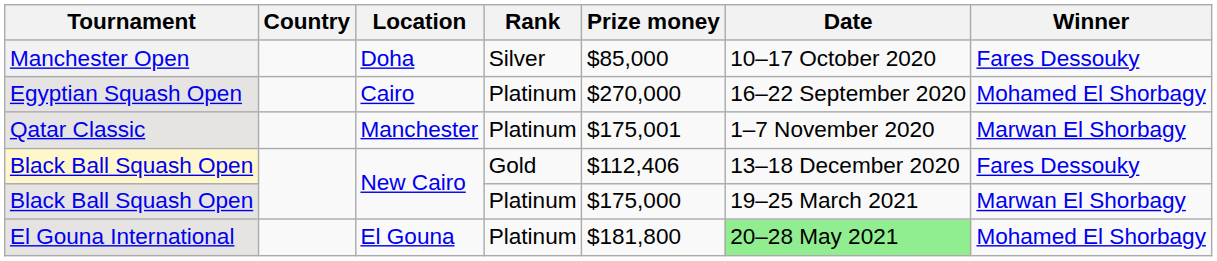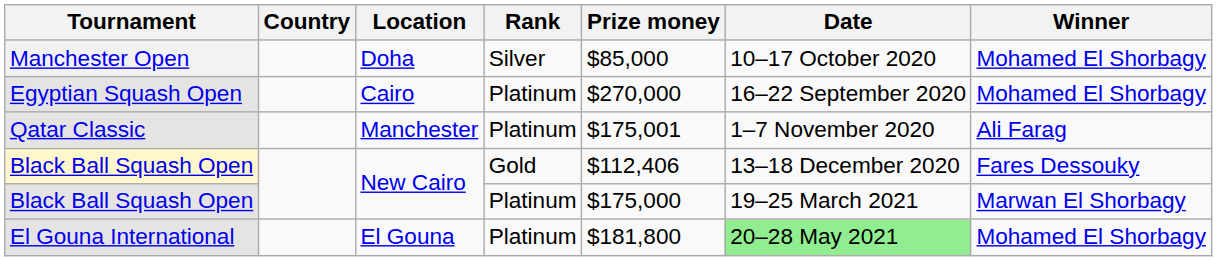(1058, 58) Fares Dessouky -> (1091, 58) Mohamed El Shorbagy
(1081, 129) Marwan El Shorbagy -> (1022, 129) Ali Farag
